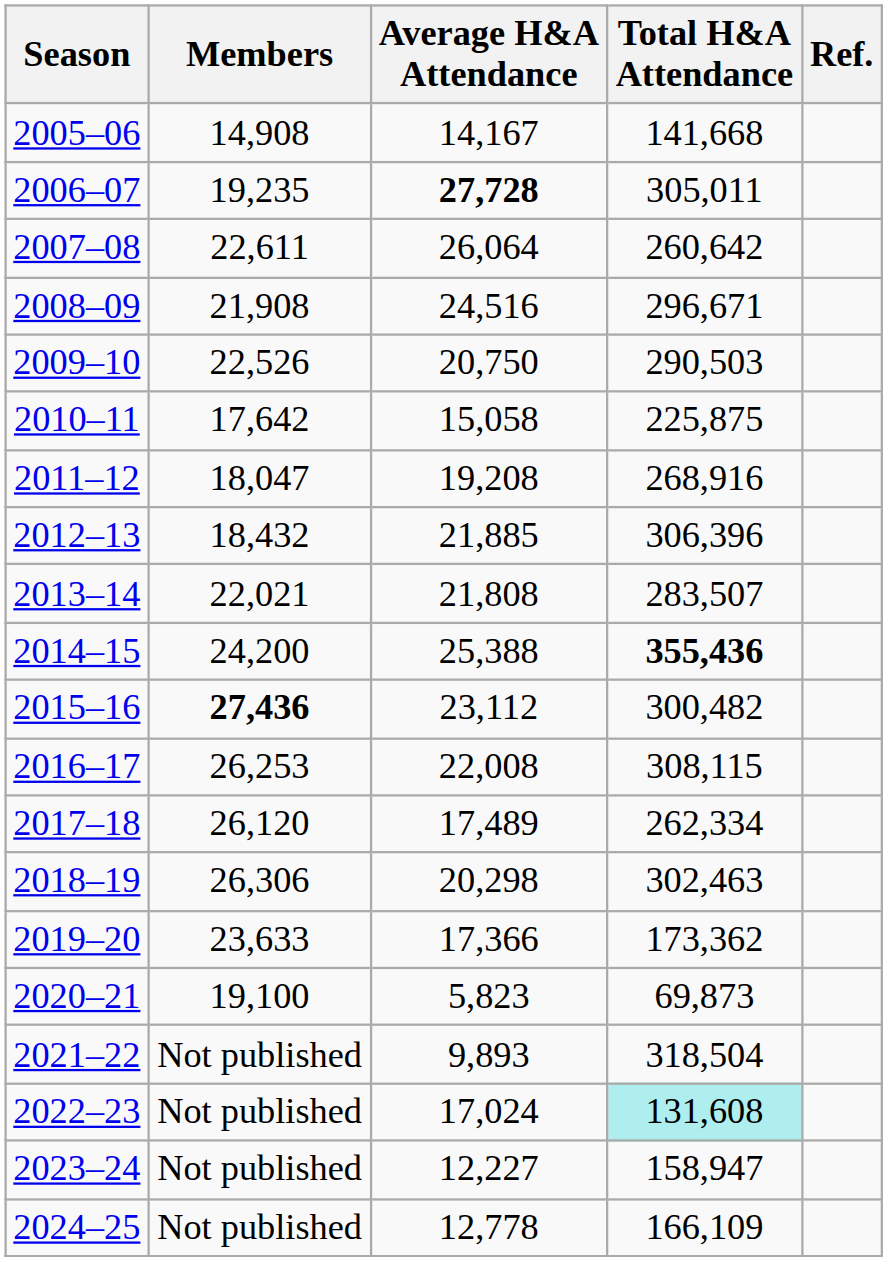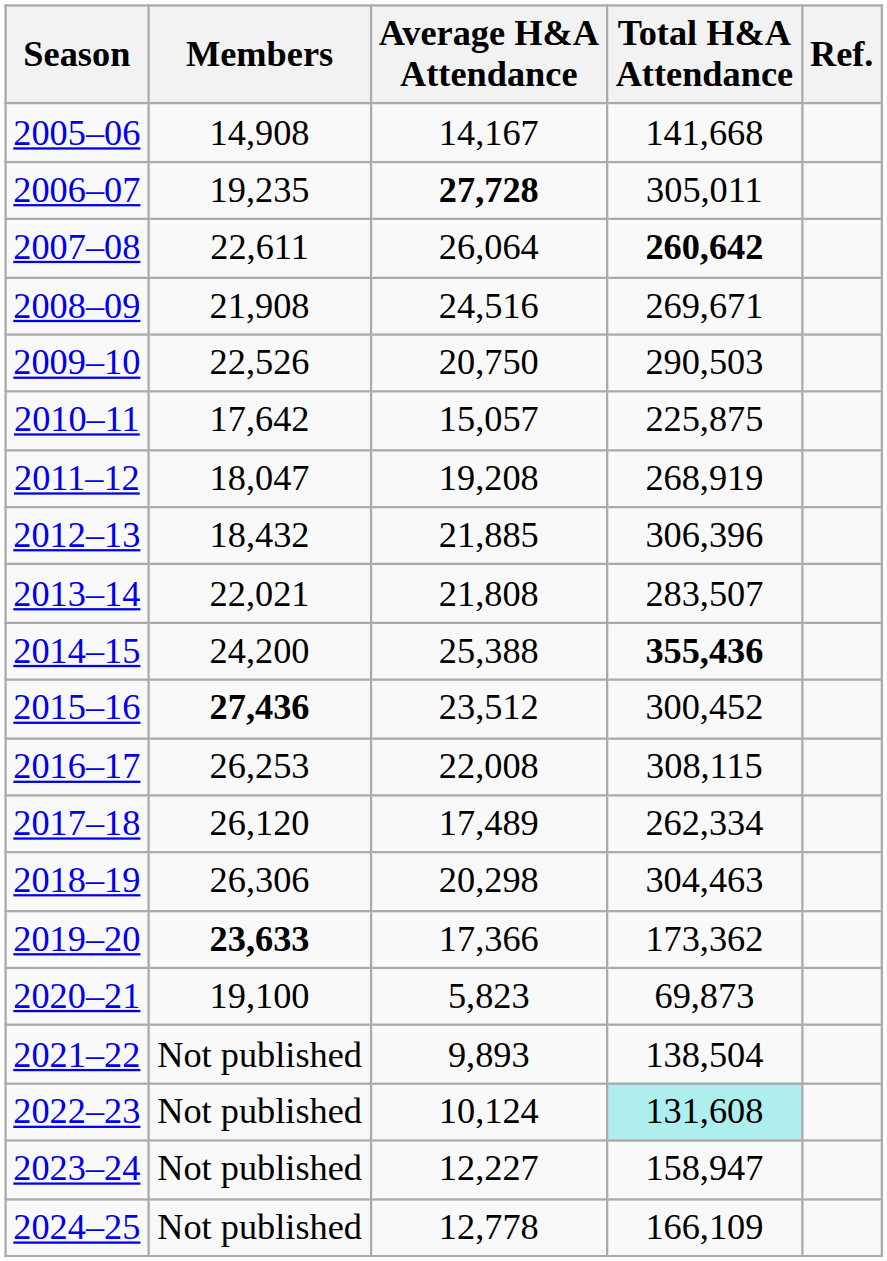(704, 247) normal -> (704, 247) bold
(704, 304) 296,671 -> (704, 304) 269,671
(489, 420) 15,058 -> (489, 420) 15,057
(704, 477) 268,916 -> (704, 477) 268,919
(489, 708) 23,112 -> (489, 708) 23,512
(704, 708) 300,482 -> (704, 708) 300,452
(704, 880) 302,463 -> (704, 880) 304,463
(260, 938) normal -> (260, 938) bold
(704, 1053) 318,504 -> (704, 1053) 138,504
(489, 1111) 17,024 -> (489, 1111) 10,124
